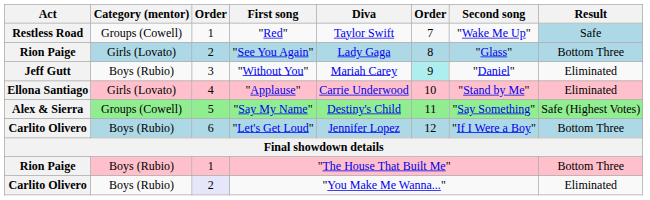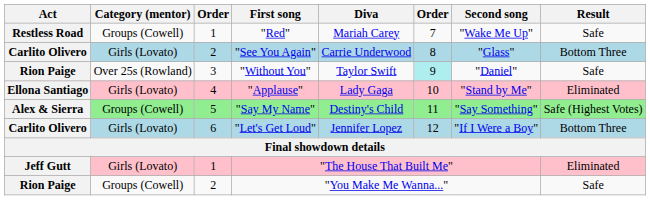(364, 33) Taylor Swift -> (366, 33) Mariah Carey
(591, 33) lightblue background -> (593, 33) no background
(48, 52) Rion Paige -> (48, 52) Carlito Olivero
(364, 52) Lady Gaga -> (366, 52) Carrie Underwood
(48, 71) Jeff Gutt -> (48, 71) Rion Paige
(142, 71) Boys (Rubio) -> (143, 71) Over 25s (Rowland)
(364, 71) Mariah Carey -> (366, 71) Taylor Swift
(591, 71) Eliminated -> (593, 71) Safe
(364, 90) Carrie Underwood -> (366, 90) Lady Gaga
(142, 128) Boys (Rubio) -> (143, 128) Girls (Lovato)
(48, 166) Rion Paige -> (48, 166) Jeff Gutt
(142, 166) Boys (Rubio) -> (143, 166) Girls (Lovato)
(591, 166) Bottom Three -> (593, 166) Eliminated
(48, 185) Carlito Olivero -> (48, 185) Rion Paige
(142, 185) Boys (Rubio) -> (143, 185) Groups (Cowell)
(211, 185) lavender background -> (213, 185) no background
(591, 185) Eliminated -> (593, 185) Safe
